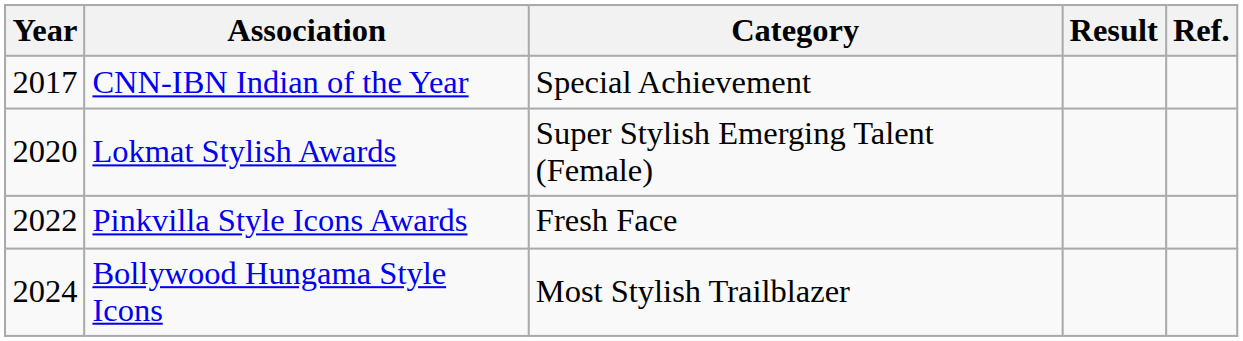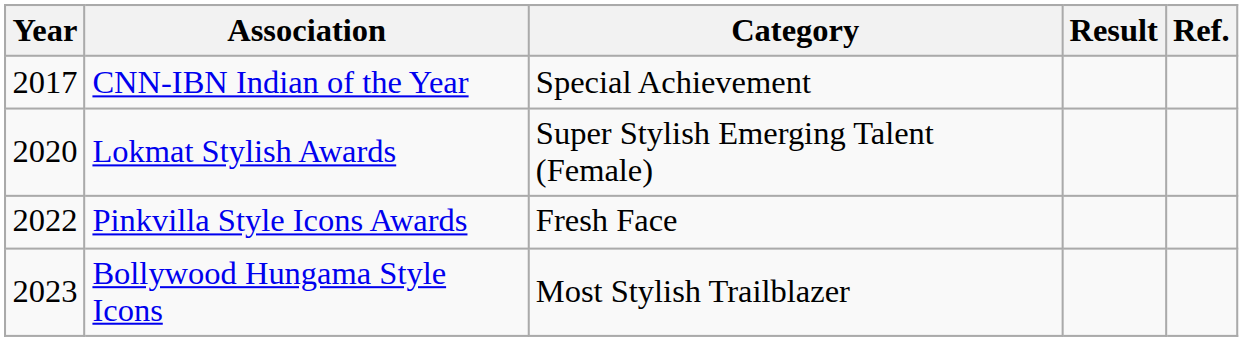(45, 291) 2024 -> (45, 291) 2023
